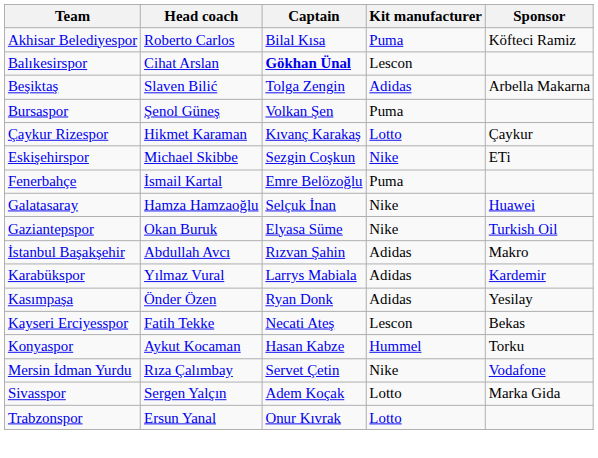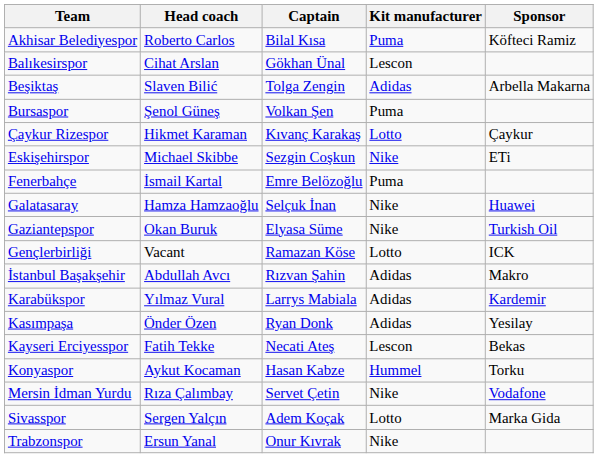(308, 63) bold -> (305, 63) normal
+ row: (50, 252)
(385, 417) Lotto -> (384, 441) Nike
